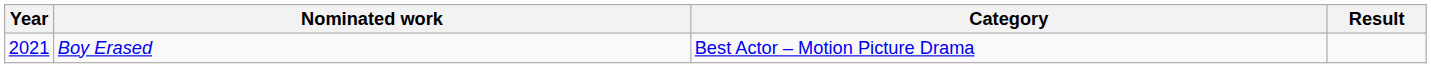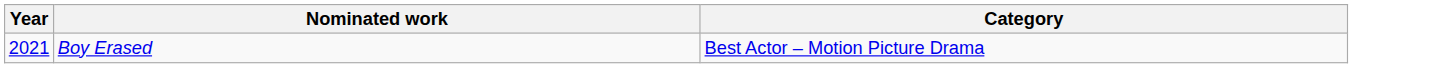- column: (1377, 18)
